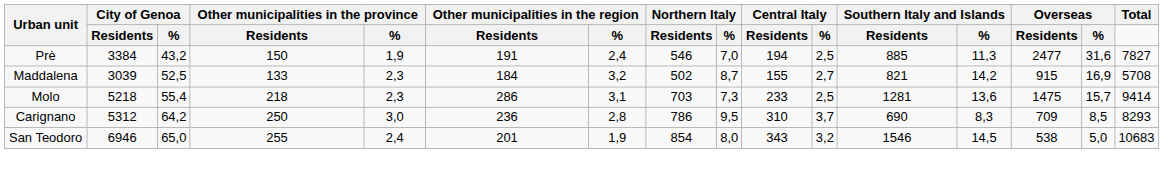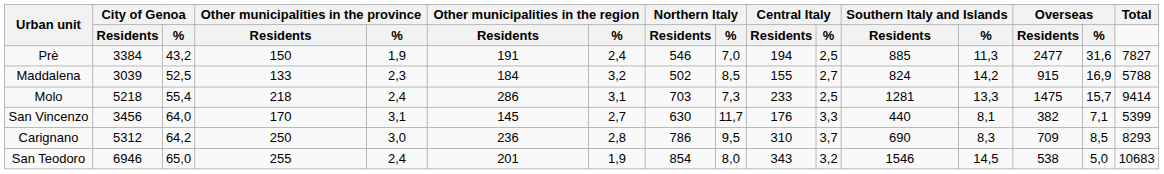(729, 76) 8,7 -> (731, 76) 8,5
(897, 76) 821 -> (900, 76) 824
(1136, 76) 5708 -> (1137, 76) 5788
(395, 96) 2,3 -> (397, 96) 2,4
(984, 96) 13,6 -> (986, 96) 13,3
+ row: (48, 117)
